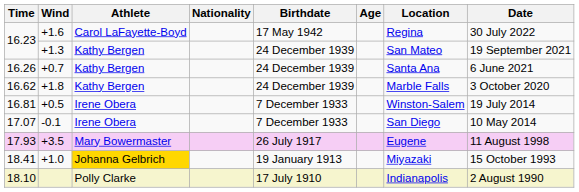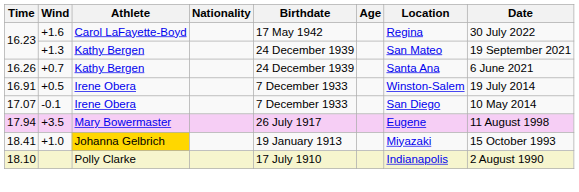- row: (53, 86)
(21, 104) 16.81 -> (21, 86) 16.91
(21, 141) 17.93 -> (21, 123) 17.94
